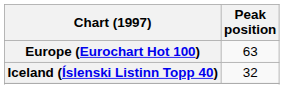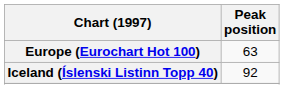(250, 72) 32 -> (250, 72) 92
